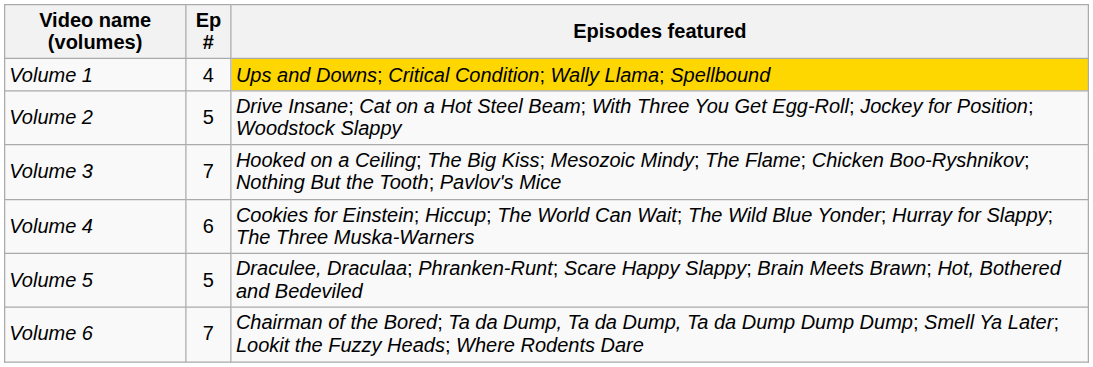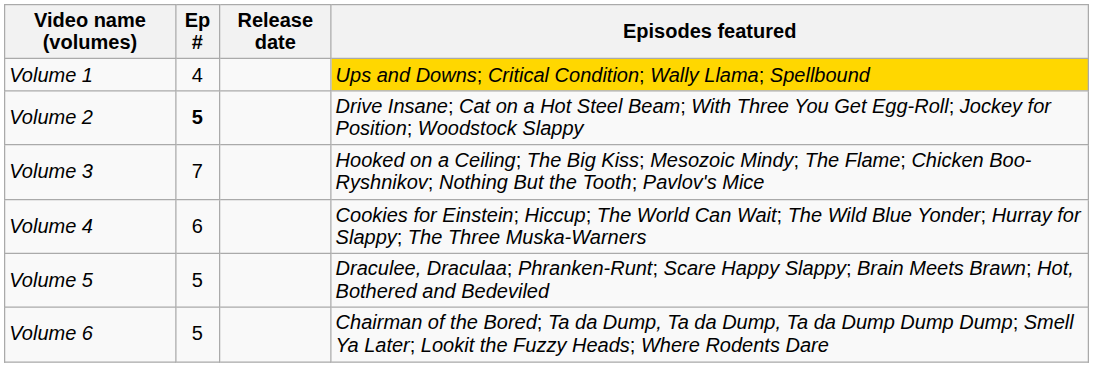+ column: (275, 31)
(208, 117) normal -> (197, 117) bold
(208, 334) 7 -> (197, 334) 5
